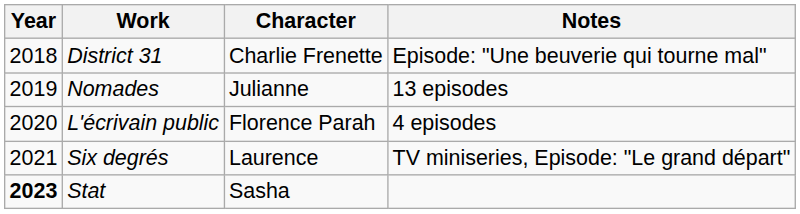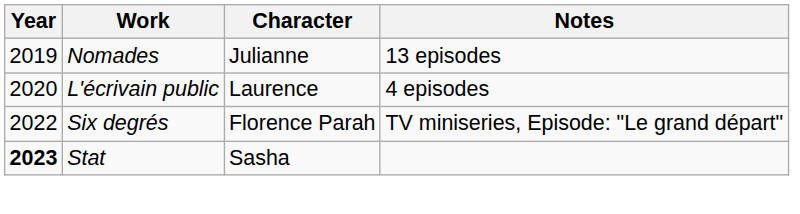- row: (115, 55)
(302, 123) Florence Parah -> (274, 89) Laurence
(33, 157) 2021 -> (33, 123) 2022
(274, 157) Laurence -> (302, 123) Florence Parah
